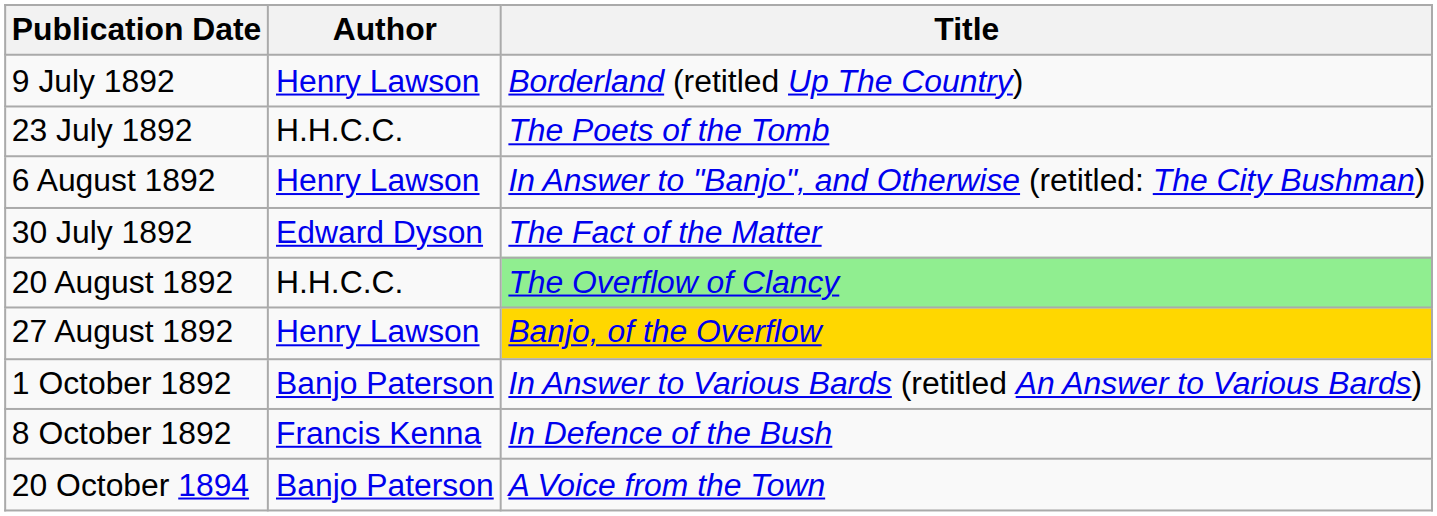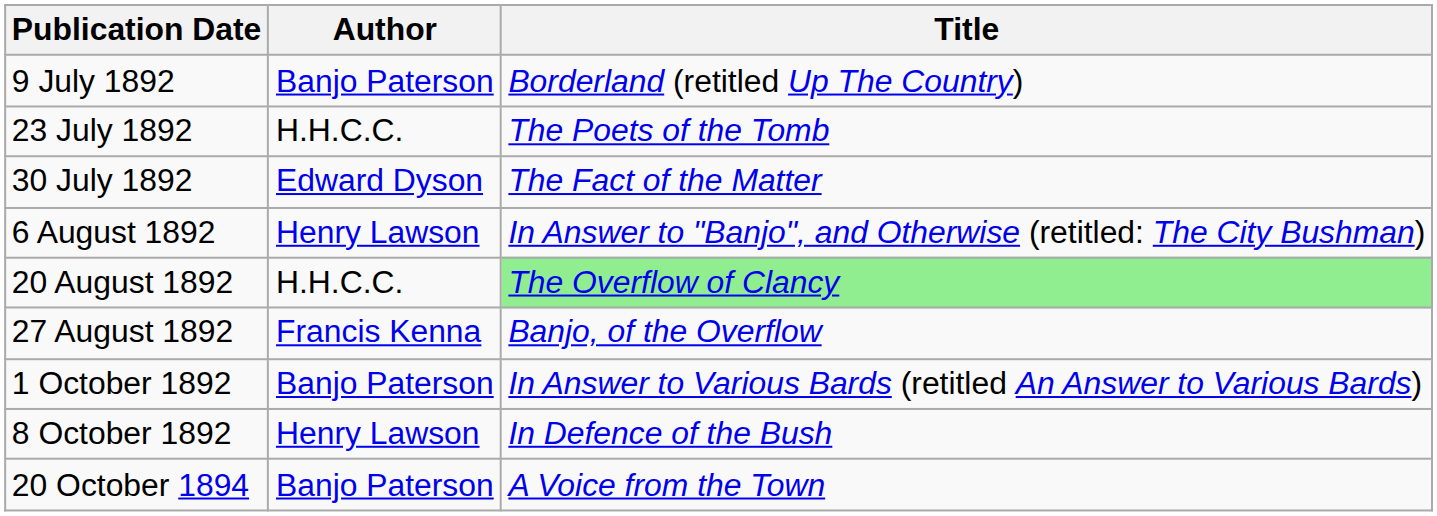(378, 80) Henry Lawson -> (385, 80) Banjo Paterson
rows swapped: (102, 231) <-> (114, 181)
(378, 332) Henry Lawson -> (379, 332) Francis Kenna
(665, 332) gold background -> (665, 332) no background
(379, 433) Francis Kenna -> (378, 433) Henry Lawson
